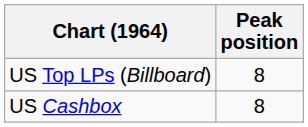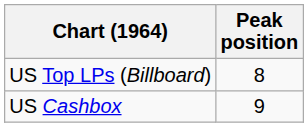(259, 106) 8 -> (259, 106) 9
